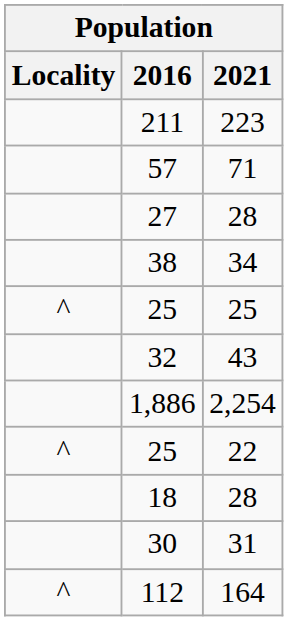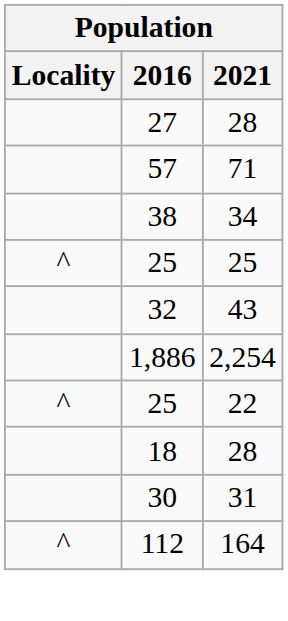- row: (162, 121)
rows swapped: (162, 168) <-> (162, 215)
